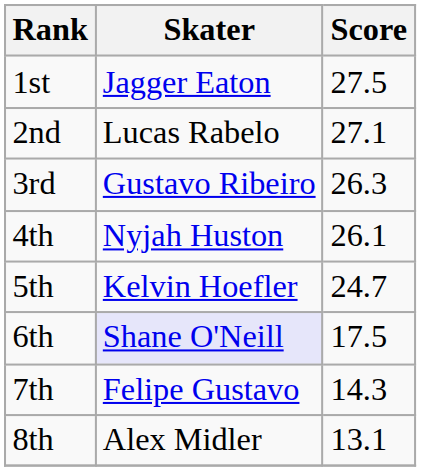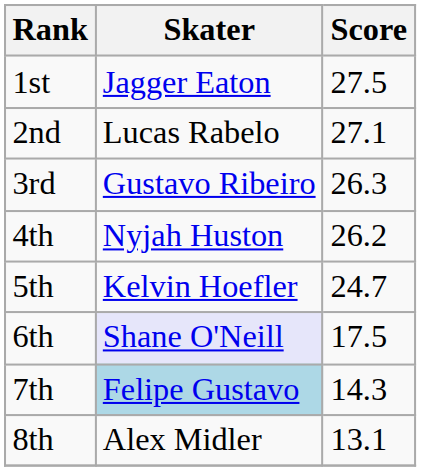(359, 235) 26.1 -> (359, 235) 26.2
(201, 388) no background -> (201, 388) lightblue background
